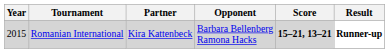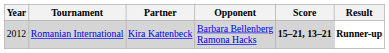(16, 34) 2015 -> (16, 34) 2012
